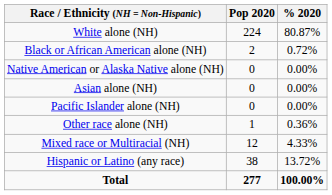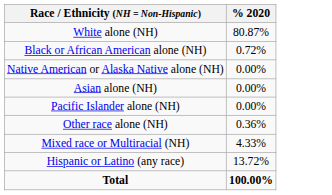- column: (252, 13)
